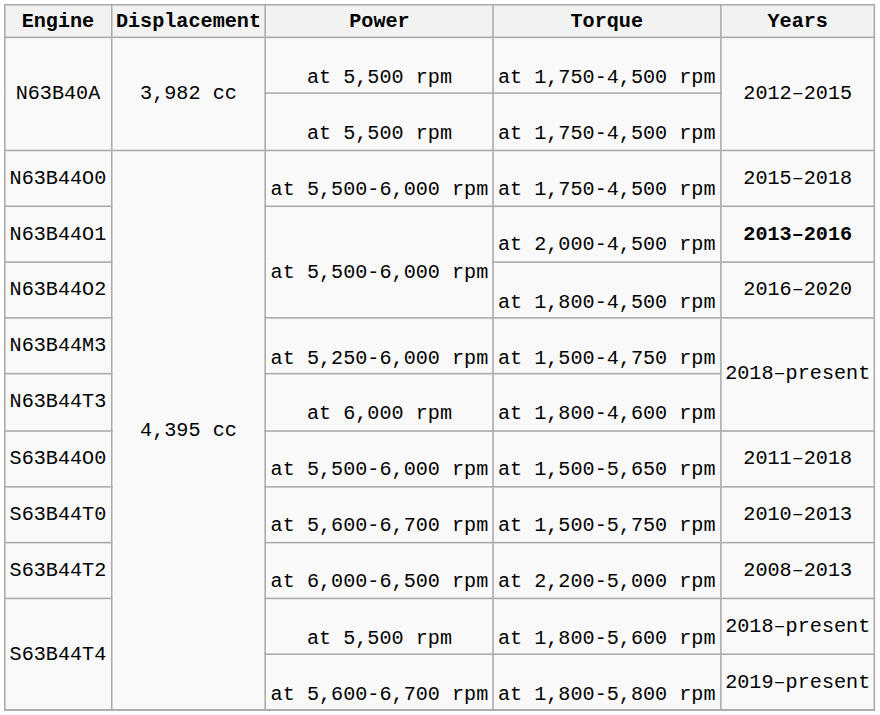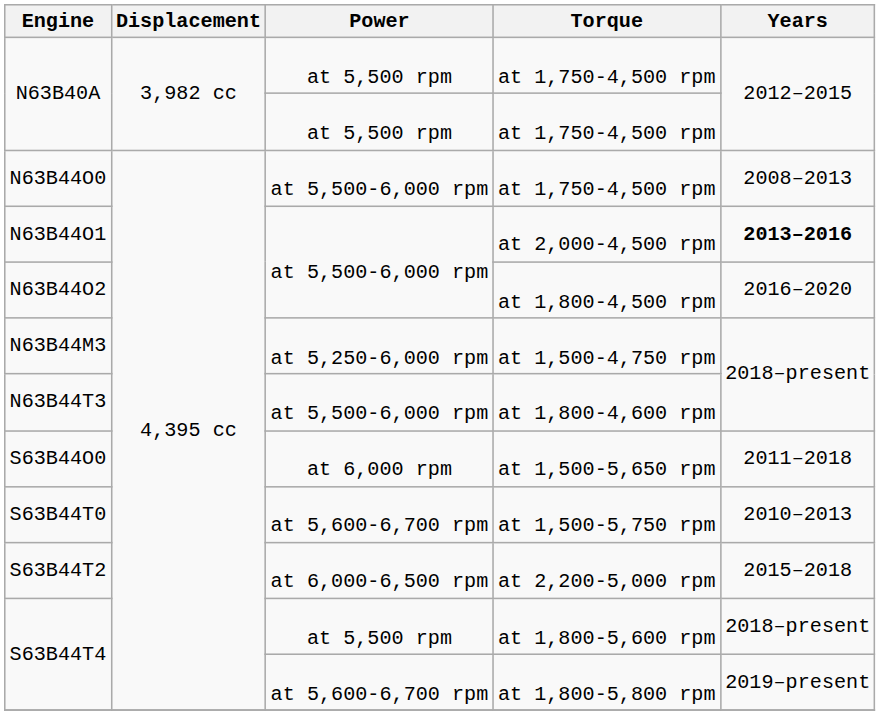(798, 178) 2015–2018 -> (798, 178) 2008–2013
(379, 414) at 6,000 rpm -> (379, 414) at 5,500-6,000 rpm
(379, 470) at 5,500-6,000 rpm -> (379, 470) at 6,000 rpm
(798, 570) 2008–2013 -> (798, 570) 2015–2018
